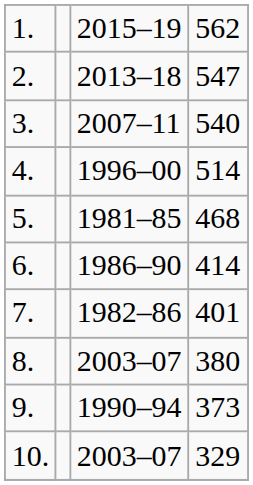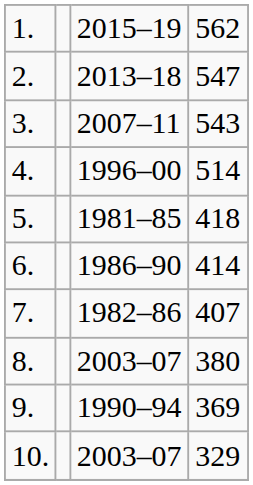(218, 123) 540 -> (218, 123) 543
(218, 218) 468 -> (218, 218) 418
(218, 312) 401 -> (218, 312) 407
(218, 407) 373 -> (218, 407) 369
